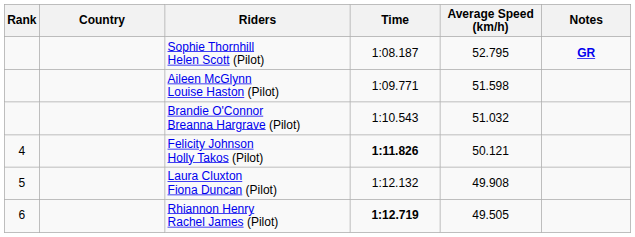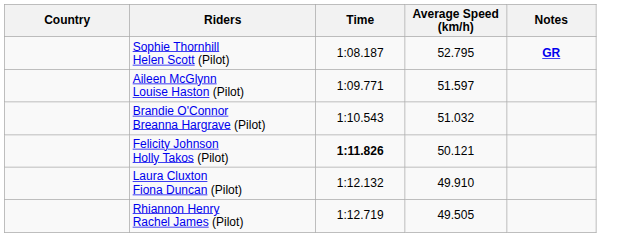- column: (22, 20)
(491, 85) 51.598 -> (456, 85) 51.597
(491, 183) 49.908 -> (456, 183) 49.910
(395, 215) bold -> (360, 215) normal
